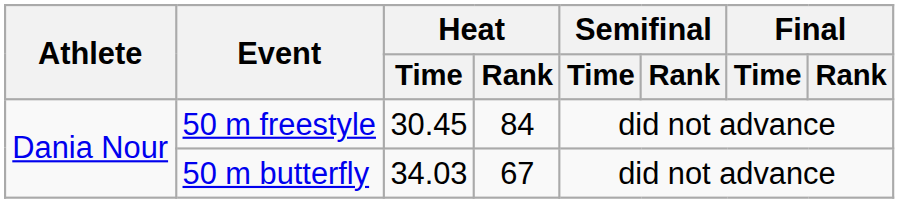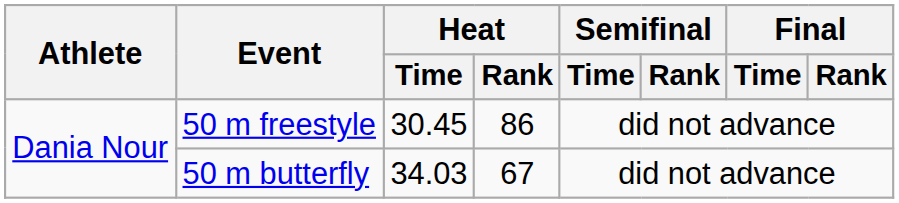(517, 124) 84 -> (517, 124) 86
